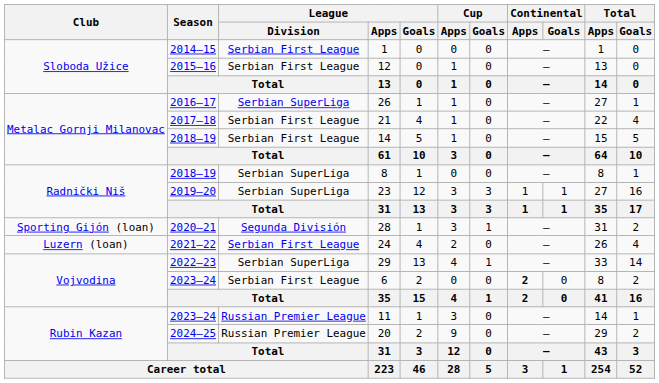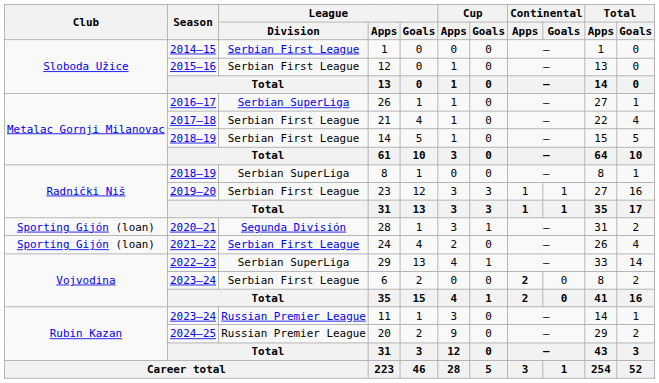(294, 191) Serbian SuperLiga -> (294, 191) Serbian First League
(86, 245) Luzern (loan) -> (86, 245) Sporting Gijón (loan)
